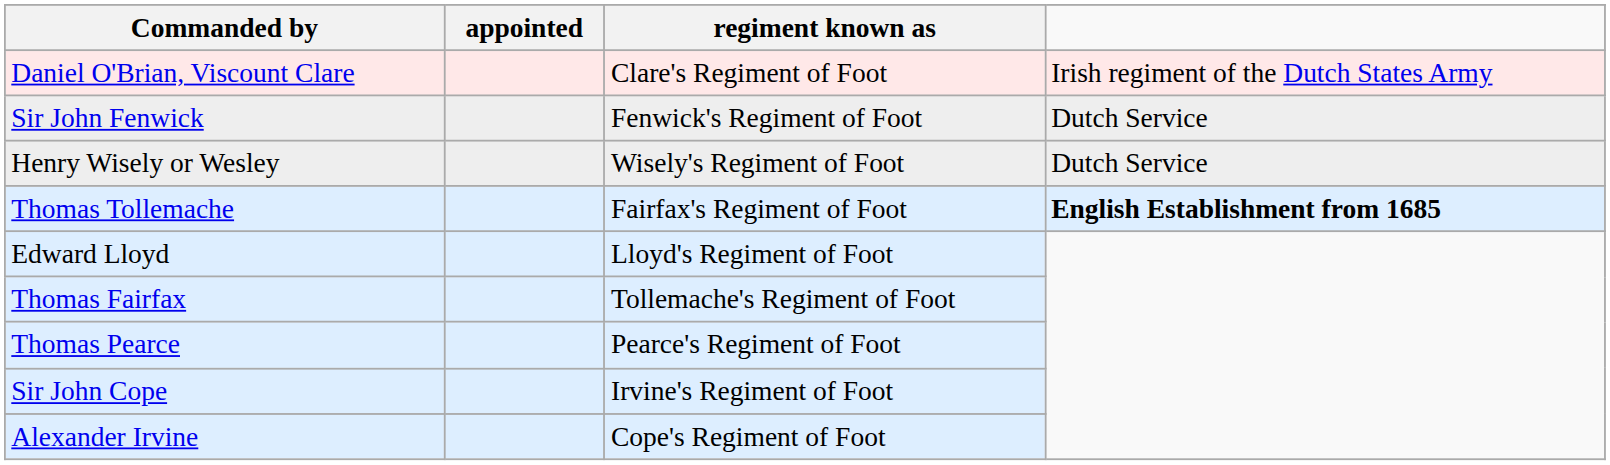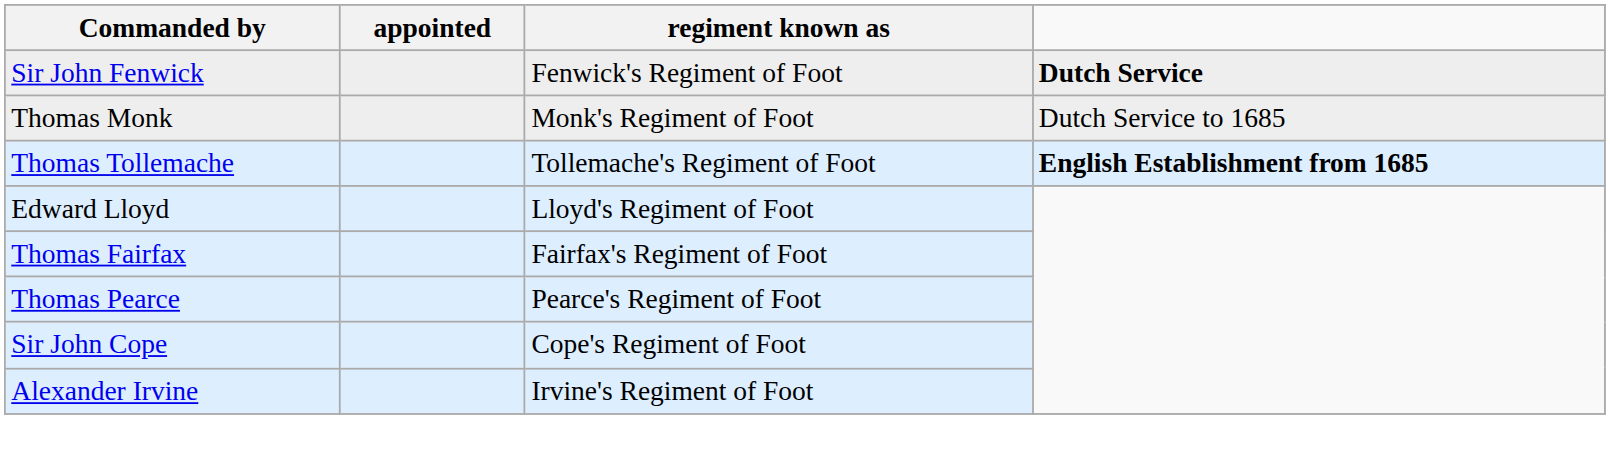- row: (183, 72)
(1129, 118) normal -> (1121, 72) bold
- row: (145, 163)
+ row: (92, 118)
(759, 208) Fairfax's Regiment of Foot -> (704, 163) Tollemache's Regiment of Foot
(783, 299) Tollemache's Regiment of Foot -> (679, 254) Fairfax's Regiment of Foot
(752, 390) Irvine's Regiment of Foot -> (669, 344) Cope's Regiment of Foot
(748, 435) Cope's Regiment of Foot -> (672, 390) Irvine's Regiment of Foot
